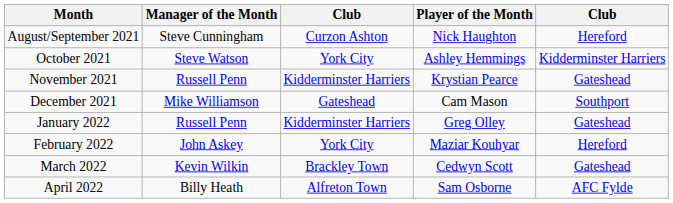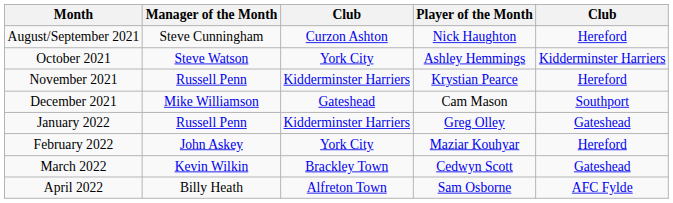(602, 79) Gateshead -> (602, 79) Hereford
